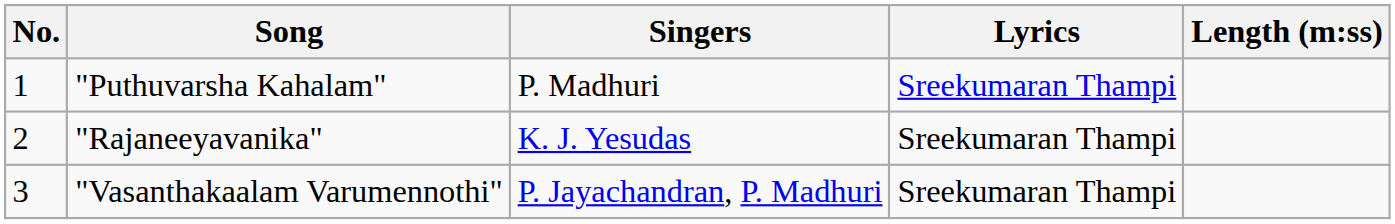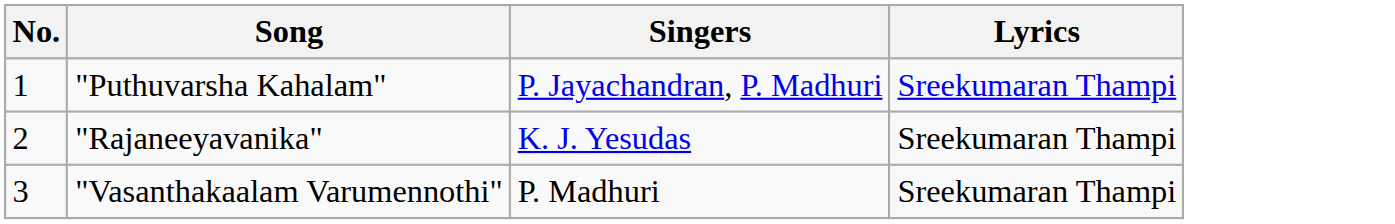- column: (1287, 31)
(589, 84) P. Madhuri -> (700, 84) P. Jayachandran, P. Madhuri
(700, 191) P. Jayachandran, P. Madhuri -> (589, 191) P. Madhuri
